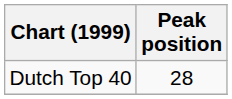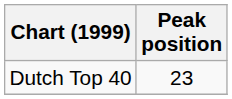(182, 77) 28 -> (182, 77) 23
